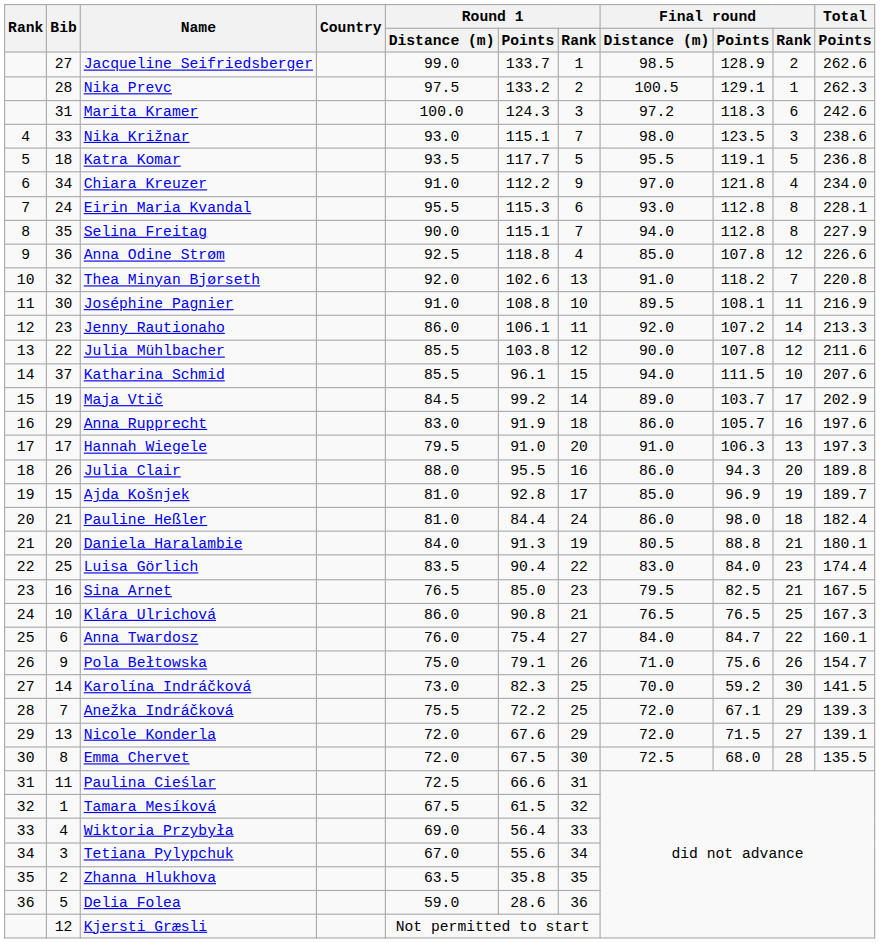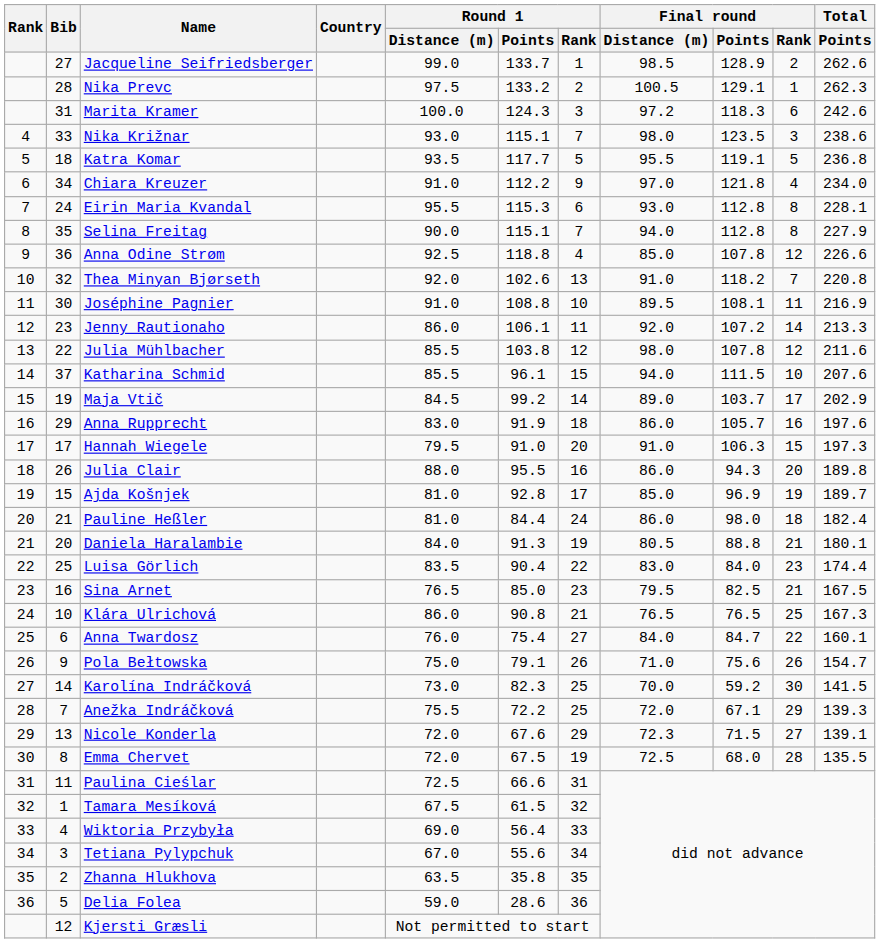(657, 352) 90.0 -> (657, 352) 98.0
(794, 447) 13 -> (794, 447) 15
(657, 735) 72.0 -> (657, 735) 72.3
(579, 759) 30 -> (579, 759) 19
